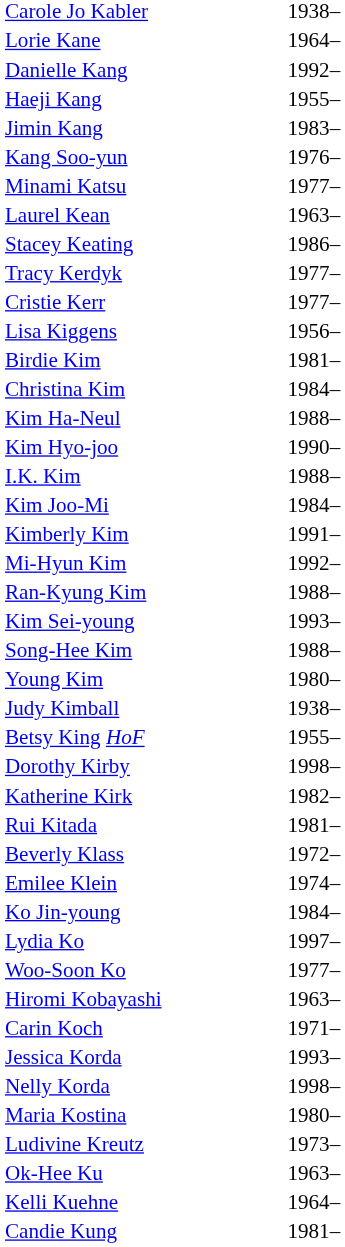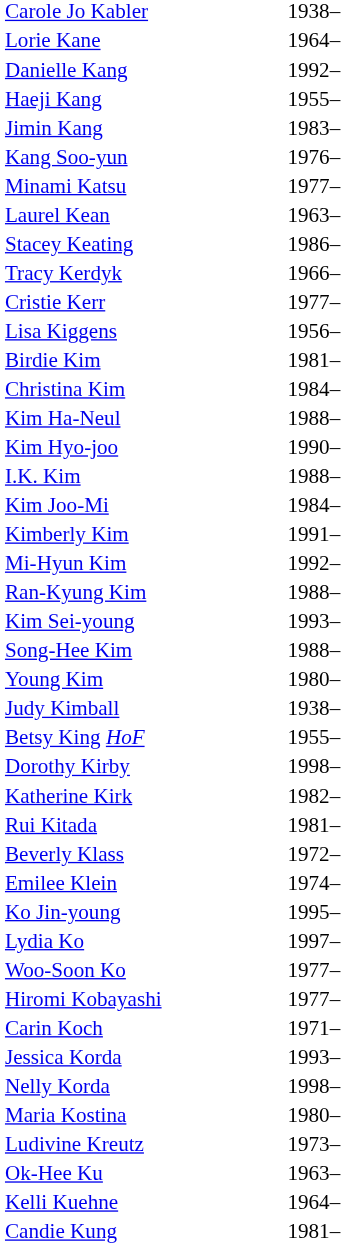(314, 273) 1977– -> (314, 273) 1966–
(314, 911) 1984– -> (314, 911) 1995–
(314, 999) 1963– -> (314, 999) 1977–
